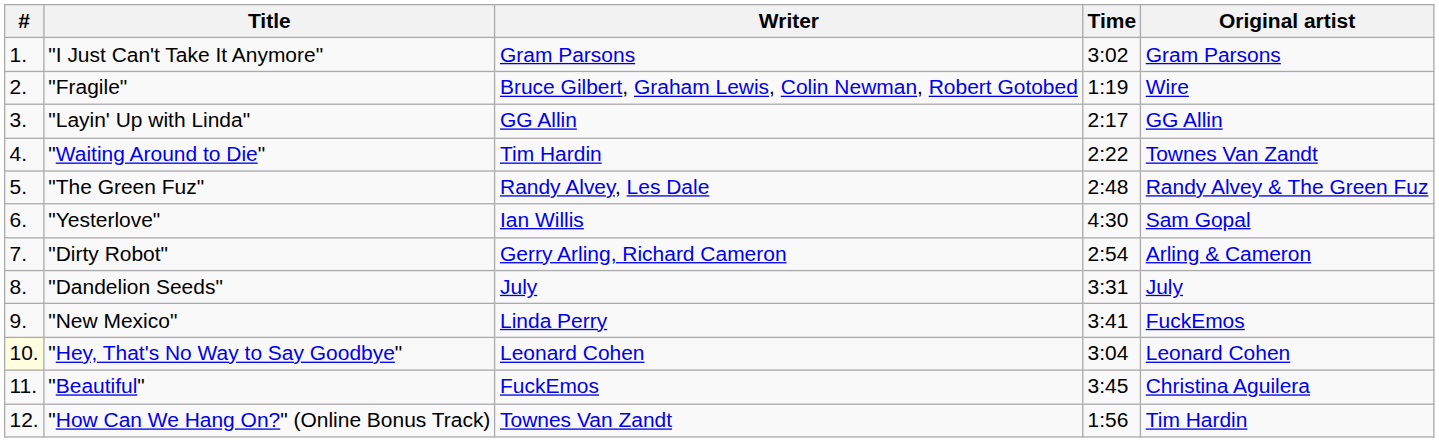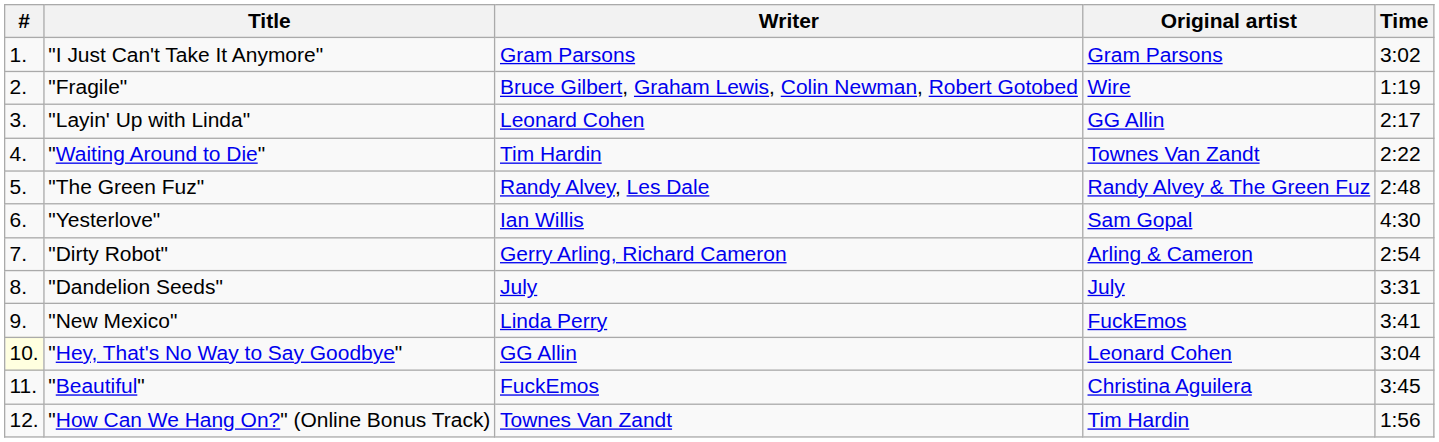columns swapped: (1287, 21) <-> (1112, 21)
(538, 120) GG Allin -> (572, 120) Leonard Cohen
(572, 353) Leonard Cohen -> (538, 353) GG Allin
